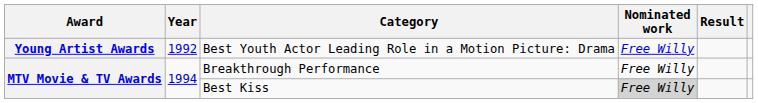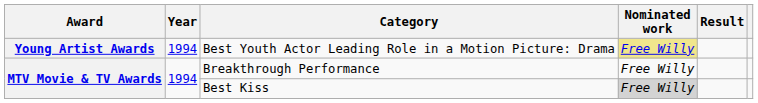(182, 48) 1992 -> (182, 48) 1994
(658, 48) no background -> (658, 48) khaki background
